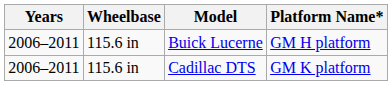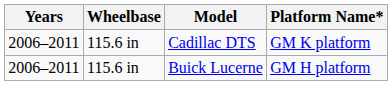rows swapped: (212, 67) <-> (215, 42)
